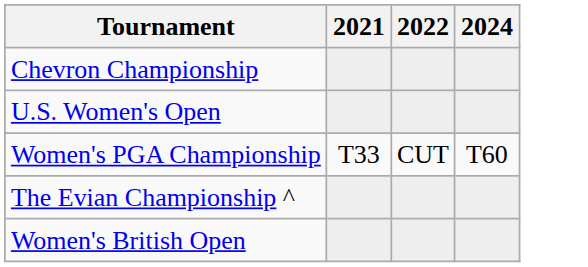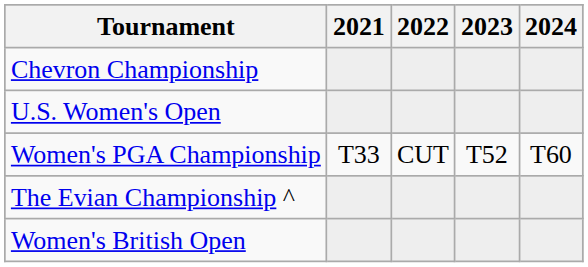+ column: (487, 26)
